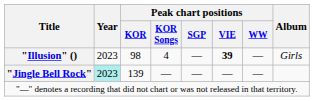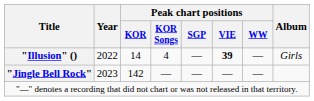(107, 56) 2023 -> (107, 56) 2022
(136, 56) 98 -> (136, 56) 14
(107, 73) paleturquoise background -> (107, 73) no background
(136, 73) 139 -> (136, 73) 142
